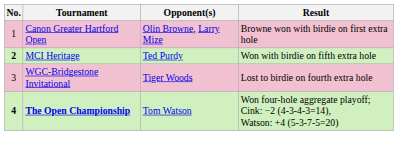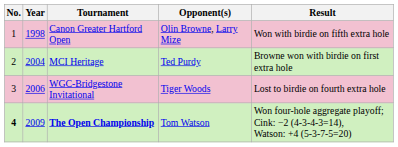+ column: (35, 12)
(314, 34) Browne won with birdie on first extra hole -> (322, 34) Won with birdie on fifth extra hole
(14, 56) bold -> (14, 62) normal
(308, 56) Won with birdie on fifth extra hole -> (316, 62) Browne won with birdie on first extra hole
